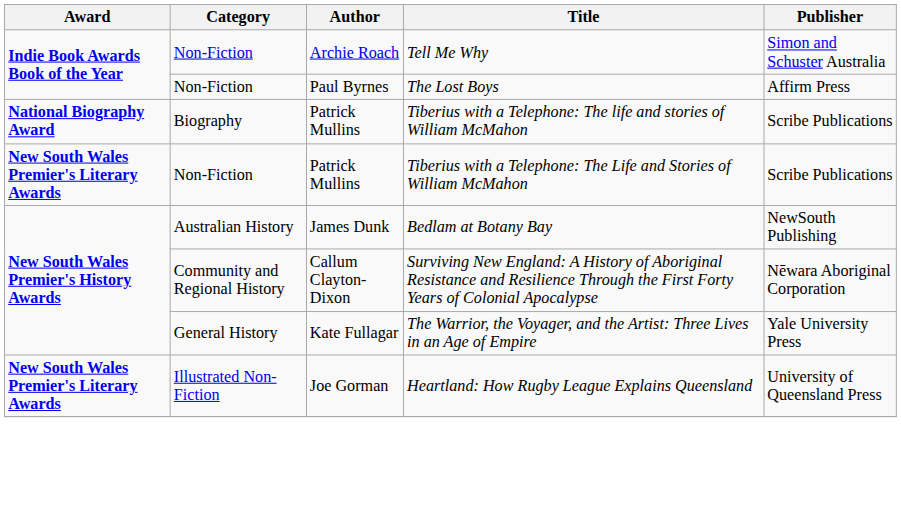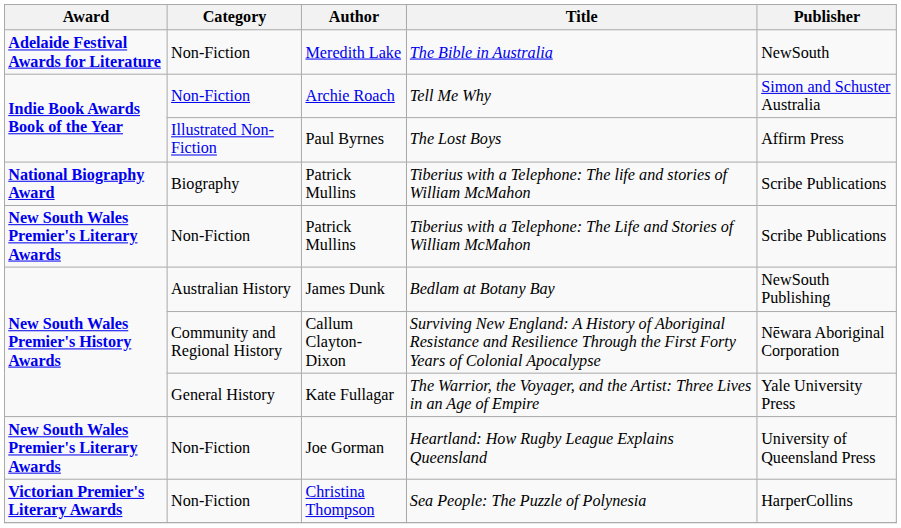+ row: (481, 52)
(213, 86) Non-Fiction -> (222, 139) Illustrated Non-Fiction
(225, 385) Illustrated Non-Fiction -> (211, 447) Non-Fiction
+ row: (528, 500)
